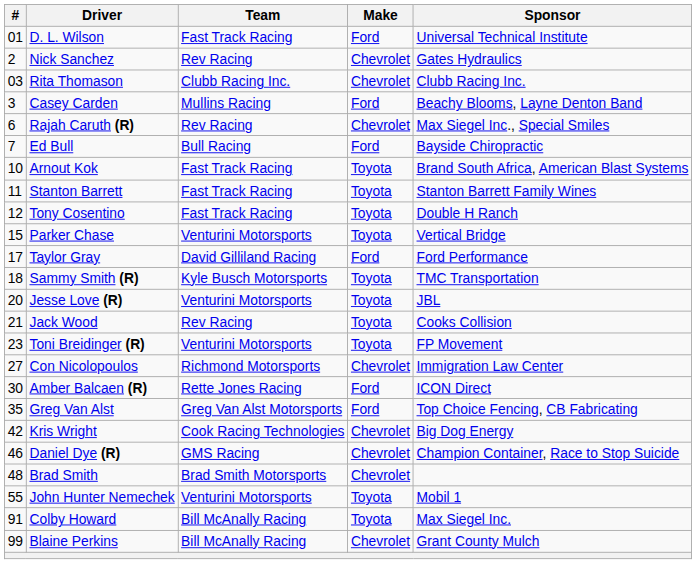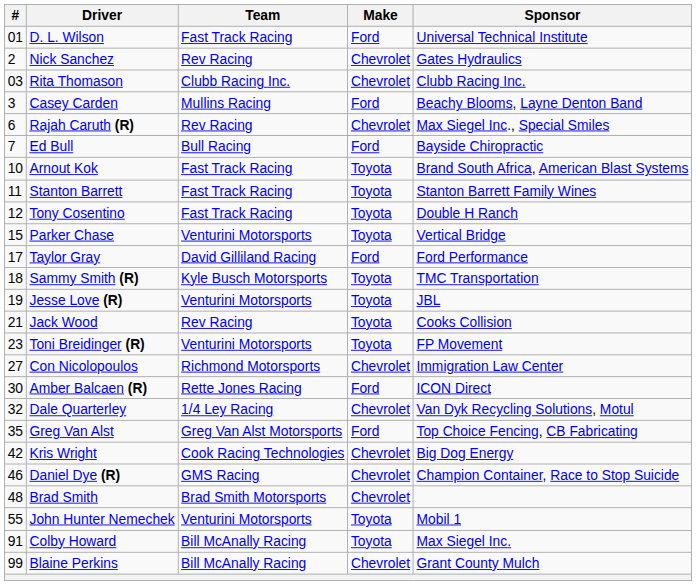(15, 300) 20 -> (15, 300) 19
+ row: (78, 410)
